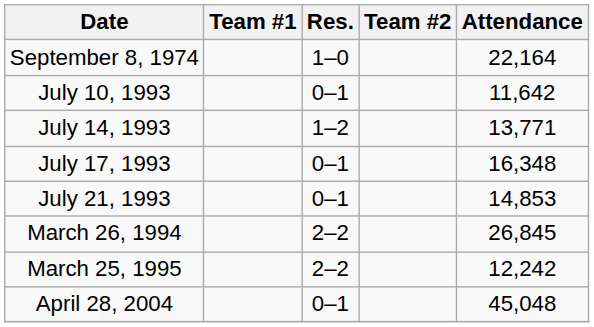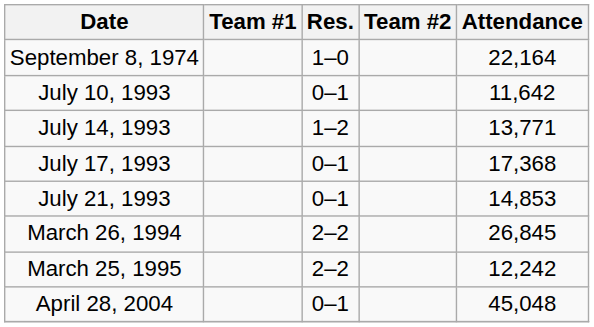(522, 163) 16,348 -> (522, 163) 17,368
